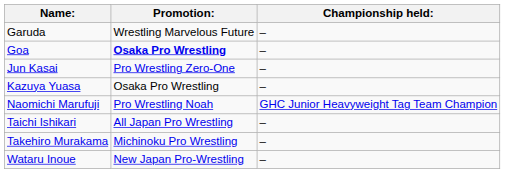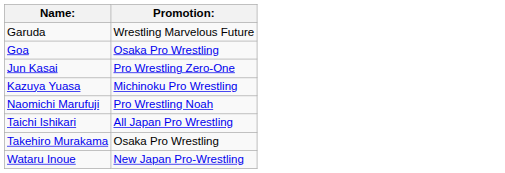- column: (378, 13)
(170, 50) bold -> (166, 50) normal
(166, 86) Osaka Pro Wrestling -> (175, 86) Michinoku Pro Wrestling
(175, 141) Michinoku Pro Wrestling -> (166, 141) Osaka Pro Wrestling
